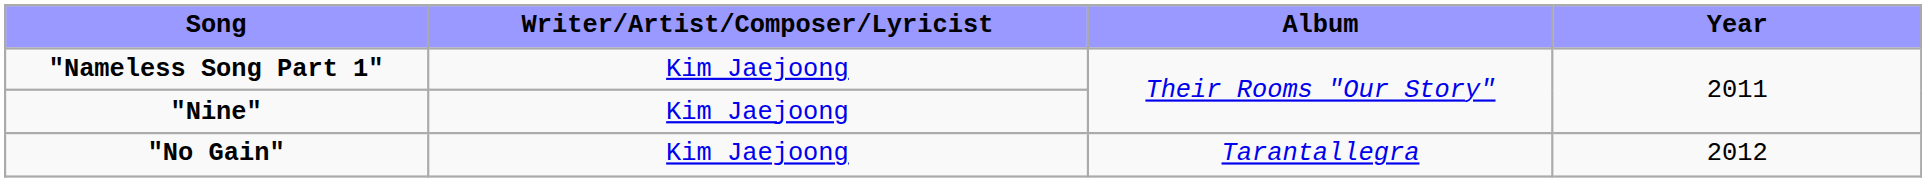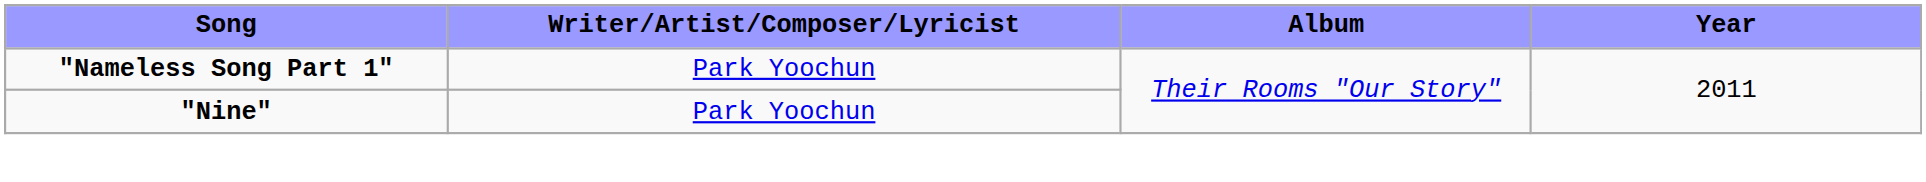(757, 69) Kim Jaejoong -> (784, 69) Park Yoochun
(757, 112) Kim Jaejoong -> (784, 112) Park Yoochun
- row: (216, 154)
